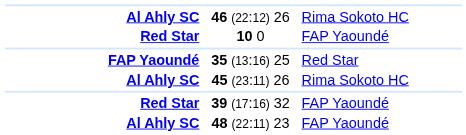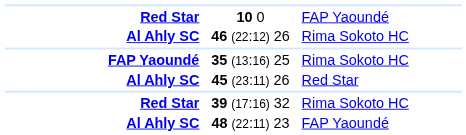rows swapped: (163, 17) <-> (170, 36)
(330, 60) Red Star -> (355, 60) Rima Sokoto HC
(355, 80) Rima Sokoto HC -> (330, 80) Red Star
(345, 103) FAP Yaoundé -> (355, 103) Rima Sokoto HC
